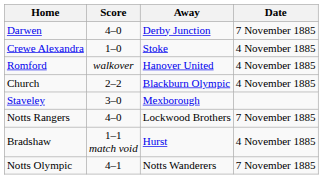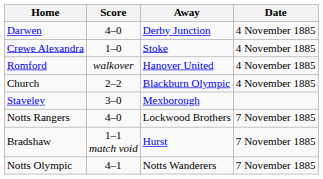(276, 30) 7 November 1885 -> (276, 30) 4 November 1885
(276, 142) 4 November 1885 -> (276, 142) 7 November 1885
